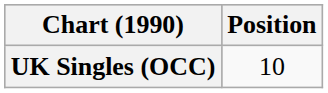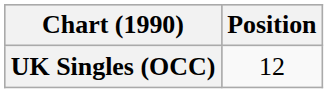(272, 66) 10 -> (272, 66) 12
